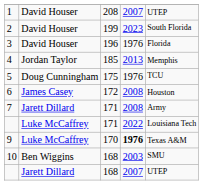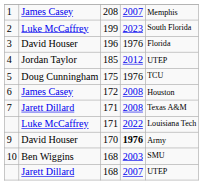(49, 12) David Houser -> (47, 12) James Casey
(157, 12) UTEP -> (162, 12) Memphis
(49, 28) David Houser -> (55, 28) Luke McCaffrey
(133, 60) 2013 -> (133, 60) 2012
(162, 60) Memphis -> (157, 60) UTEP
(157, 108) Army -> (167, 108) Texas A&M
(55, 140) Luke McCaffrey -> (49, 140) David Houser
(167, 140) Texas A&M -> (157, 140) Army
